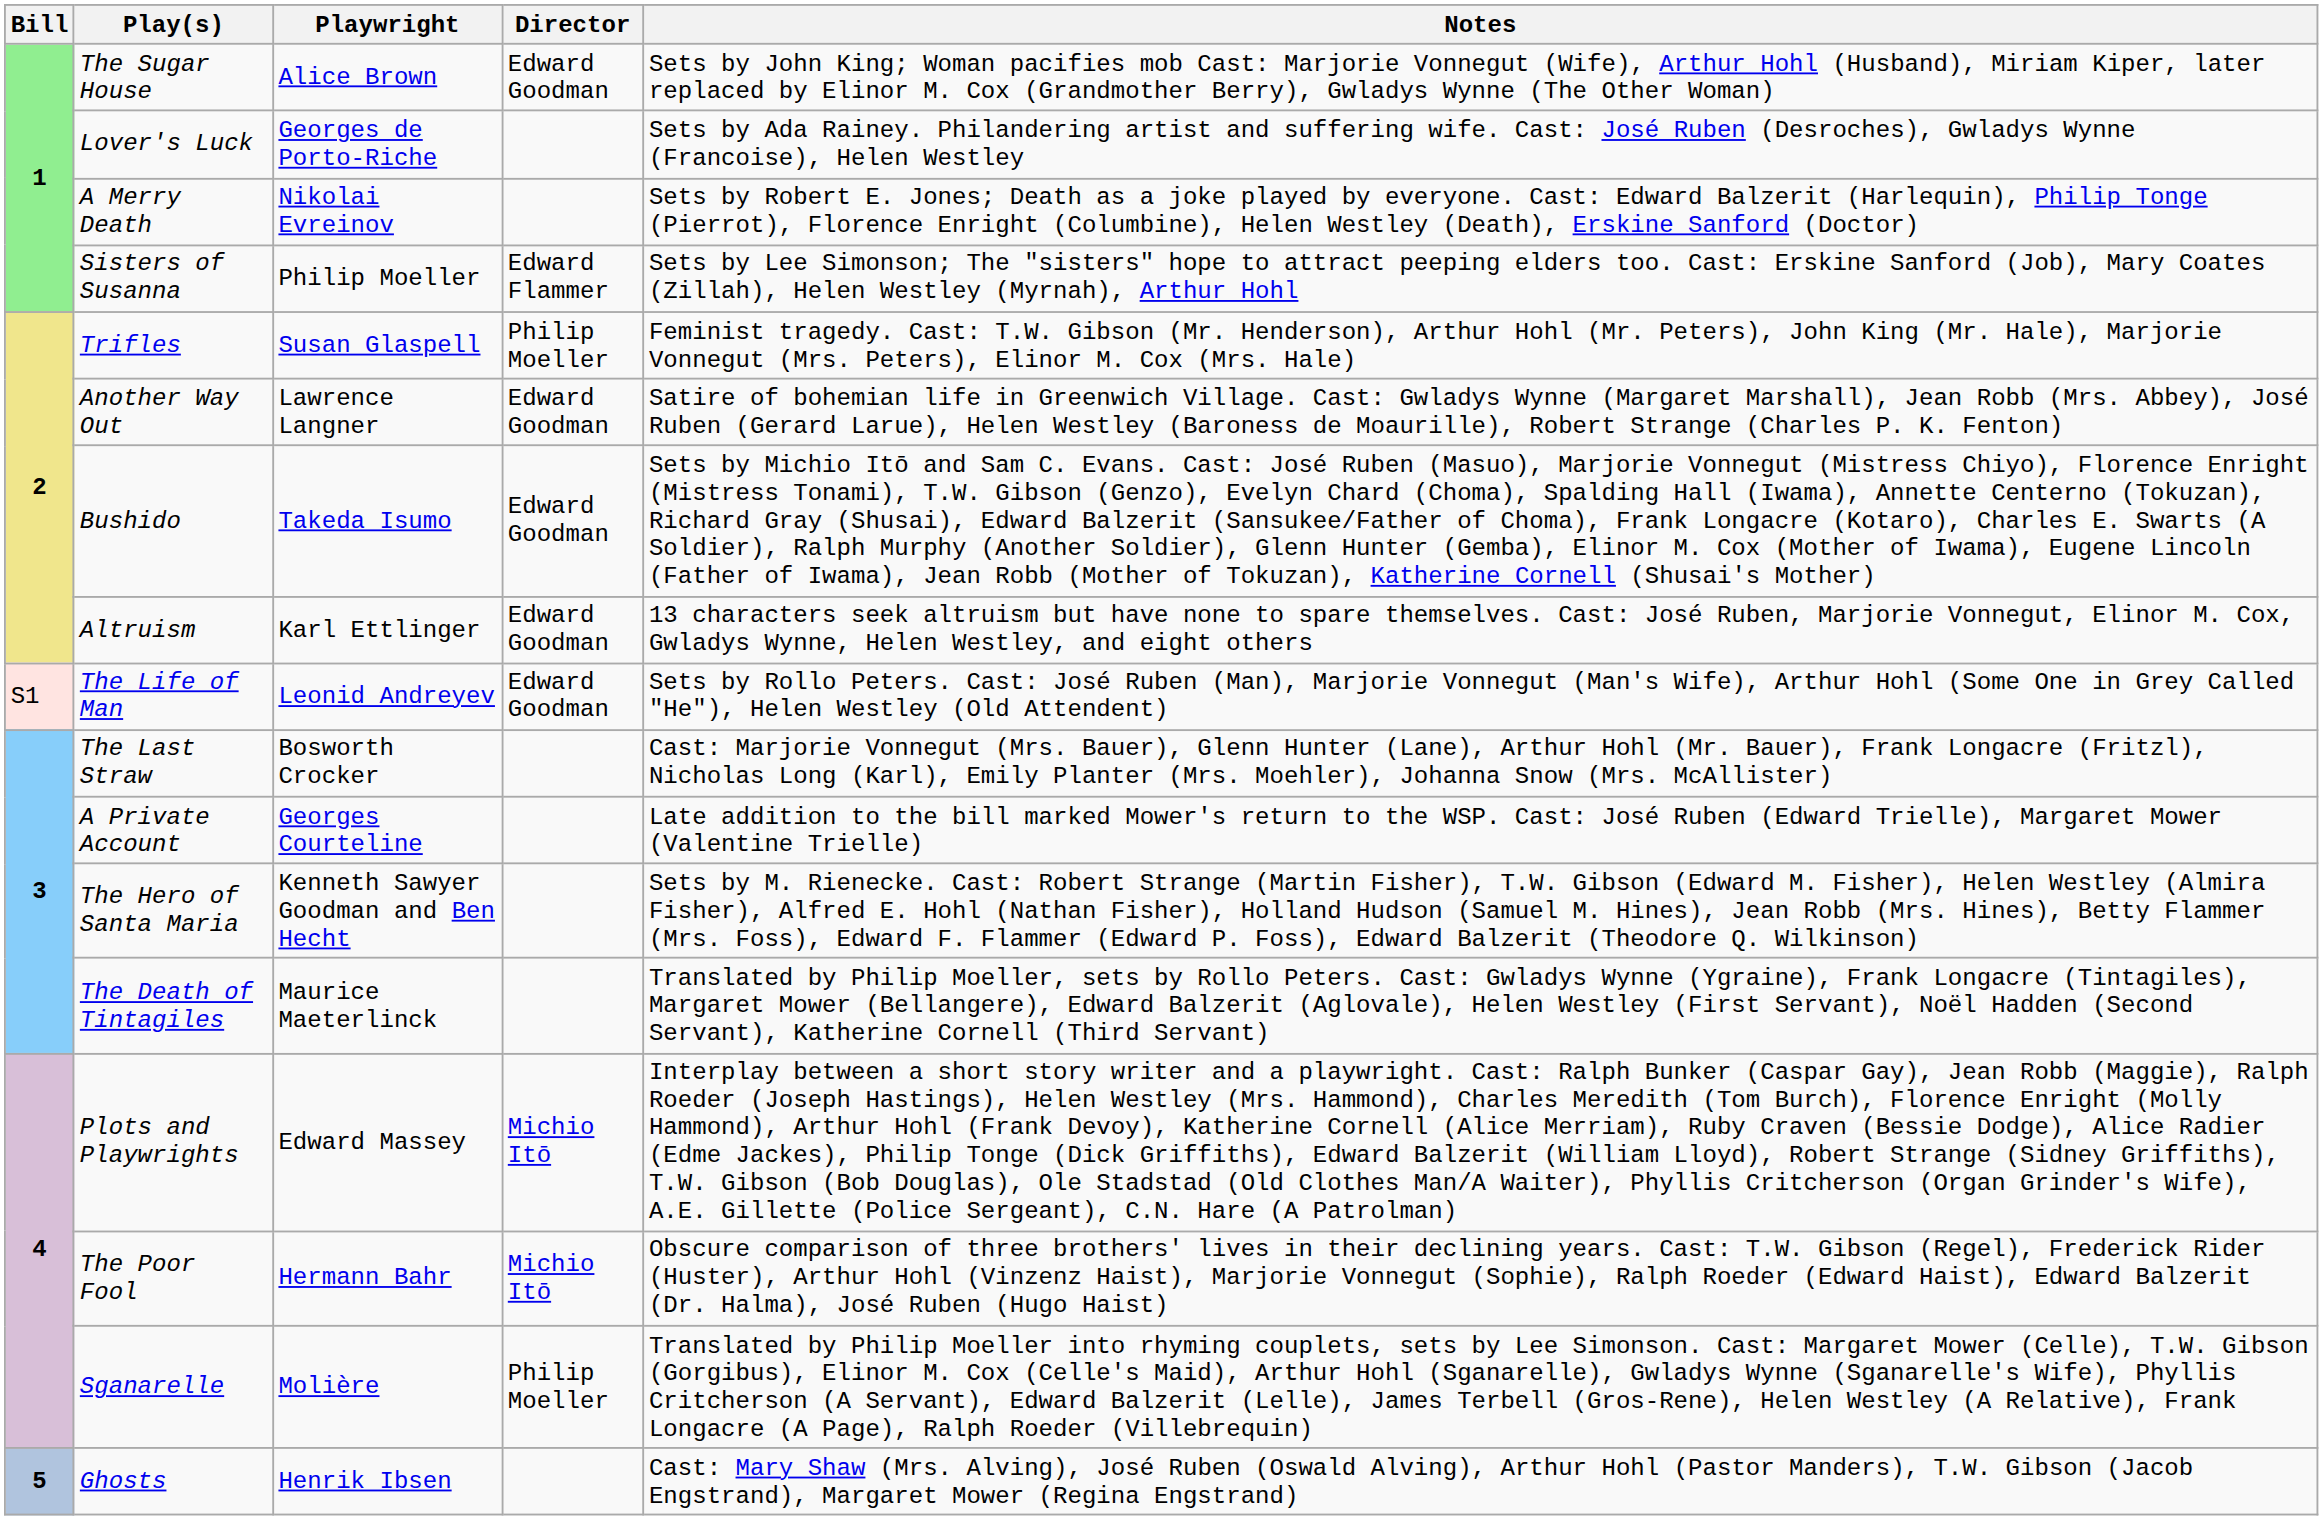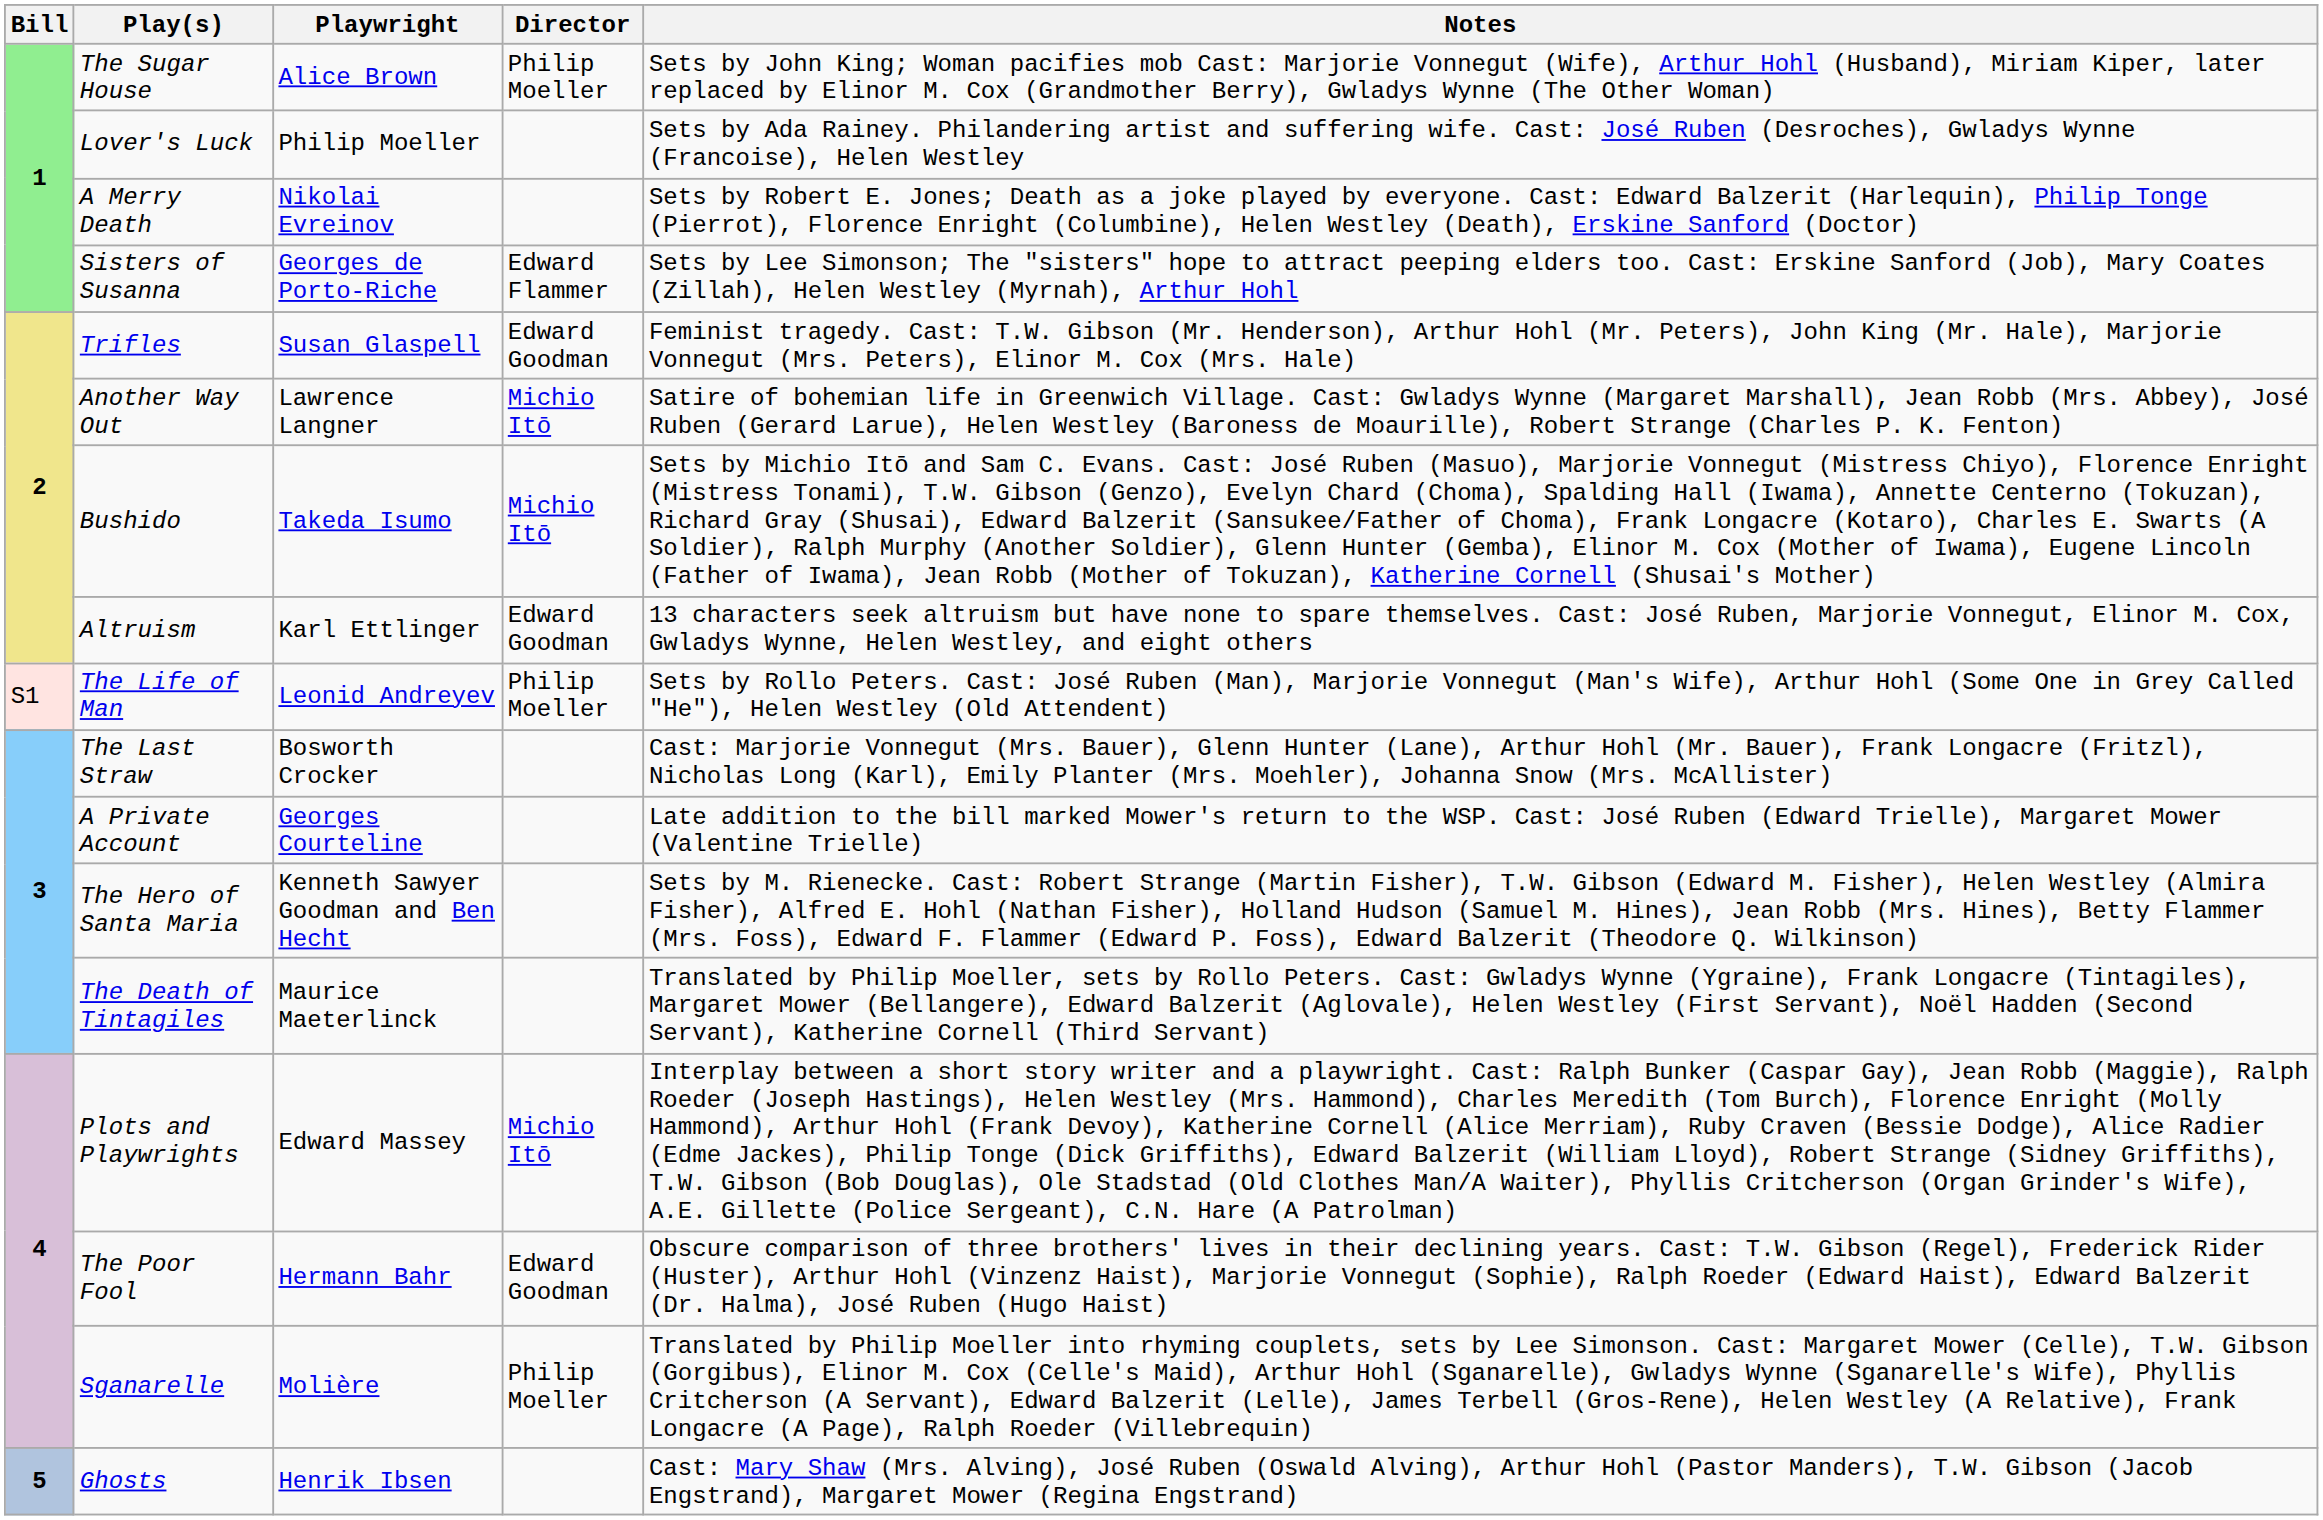(558, 78) Edward Goodman -> (558, 78) Philip Moeller
(358, 145) Georges de Porto-Riche -> (379, 145) Philip Moeller
(379, 278) Philip Moeller -> (358, 278) Georges de Porto-Riche
(558, 345) Philip Moeller -> (558, 345) Edward Goodman
(558, 412) Edward Goodman -> (551, 412) Michio Itō
(558, 521) Edward Goodman -> (551, 521) Michio Itō
(558, 696) Edward Goodman -> (558, 696) Philip Moeller
(551, 1278) Michio Itō -> (558, 1278) Edward Goodman
